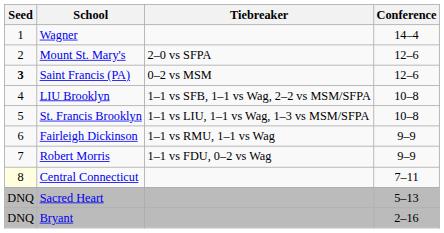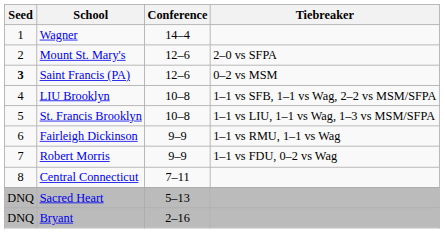columns swapped: (406, 14) <-> (259, 14)
(21, 177) lightyellow background -> (21, 177) no background
